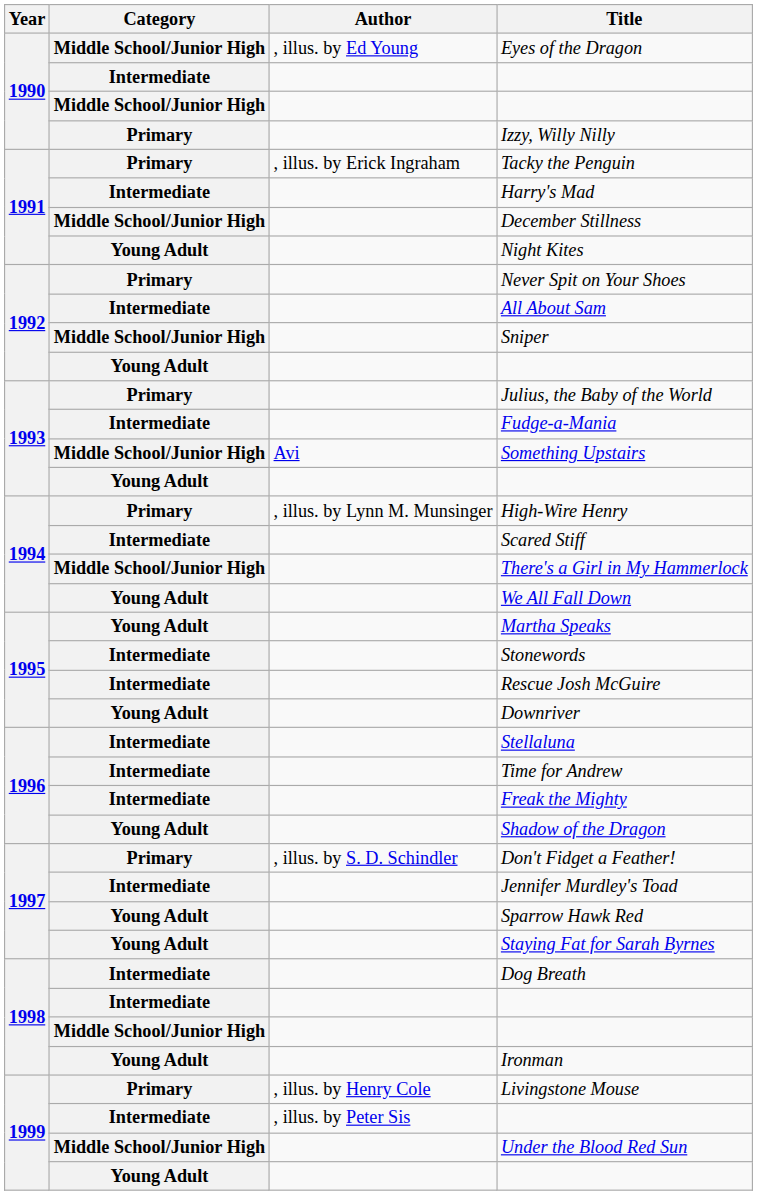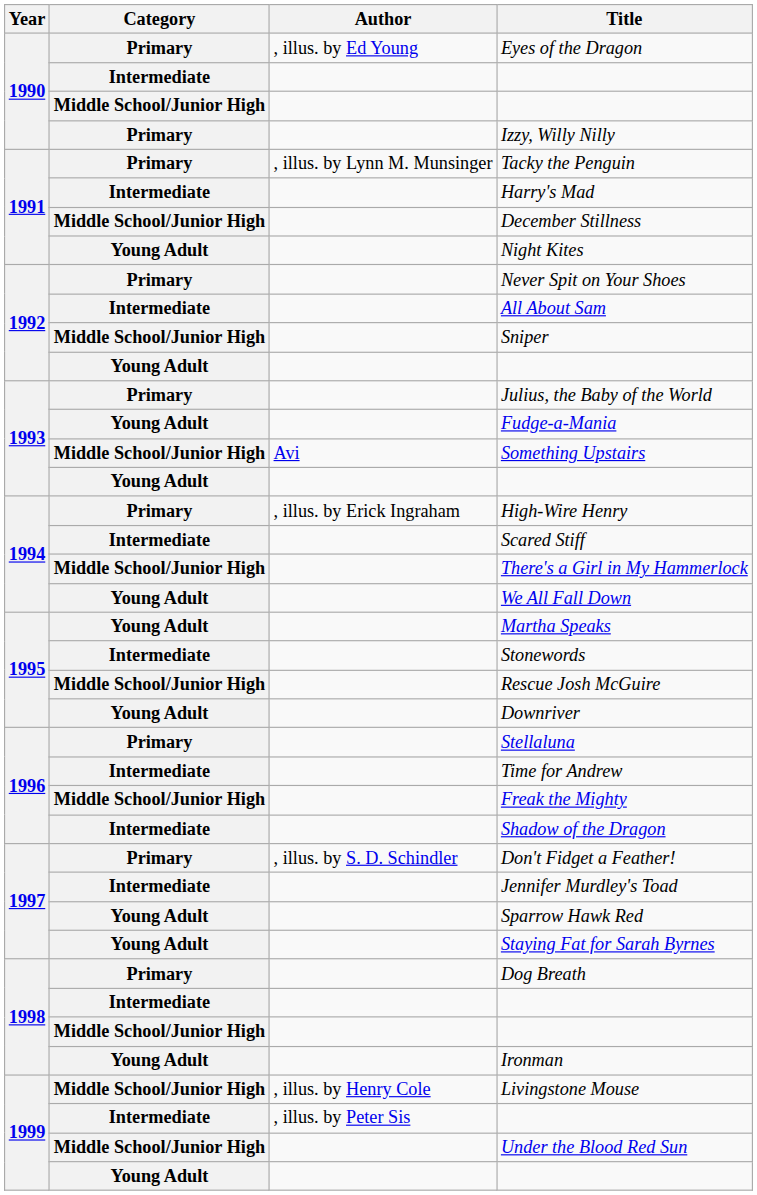(159, 47) Middle School/Junior High -> (159, 47) Primary
(367, 163) , illus. by Erick Ingraham -> (383, 163) , illus. by Lynn M. Munsinger
(159, 423) Intermediate -> (159, 423) Young Adult
(383, 510) , illus. by Lynn M. Munsinger -> (367, 510) , illus. by Erick Ingraham
(159, 684) Intermediate -> (159, 684) Middle School/Junior High
(159, 742) Intermediate -> (159, 742) Primary
(159, 800) Intermediate -> (159, 800) Middle School/Junior High
(159, 828) Young Adult -> (159, 828) Intermediate
(159, 973) Intermediate -> (159, 973) Primary
(159, 1089) Primary -> (159, 1089) Middle School/Junior High
